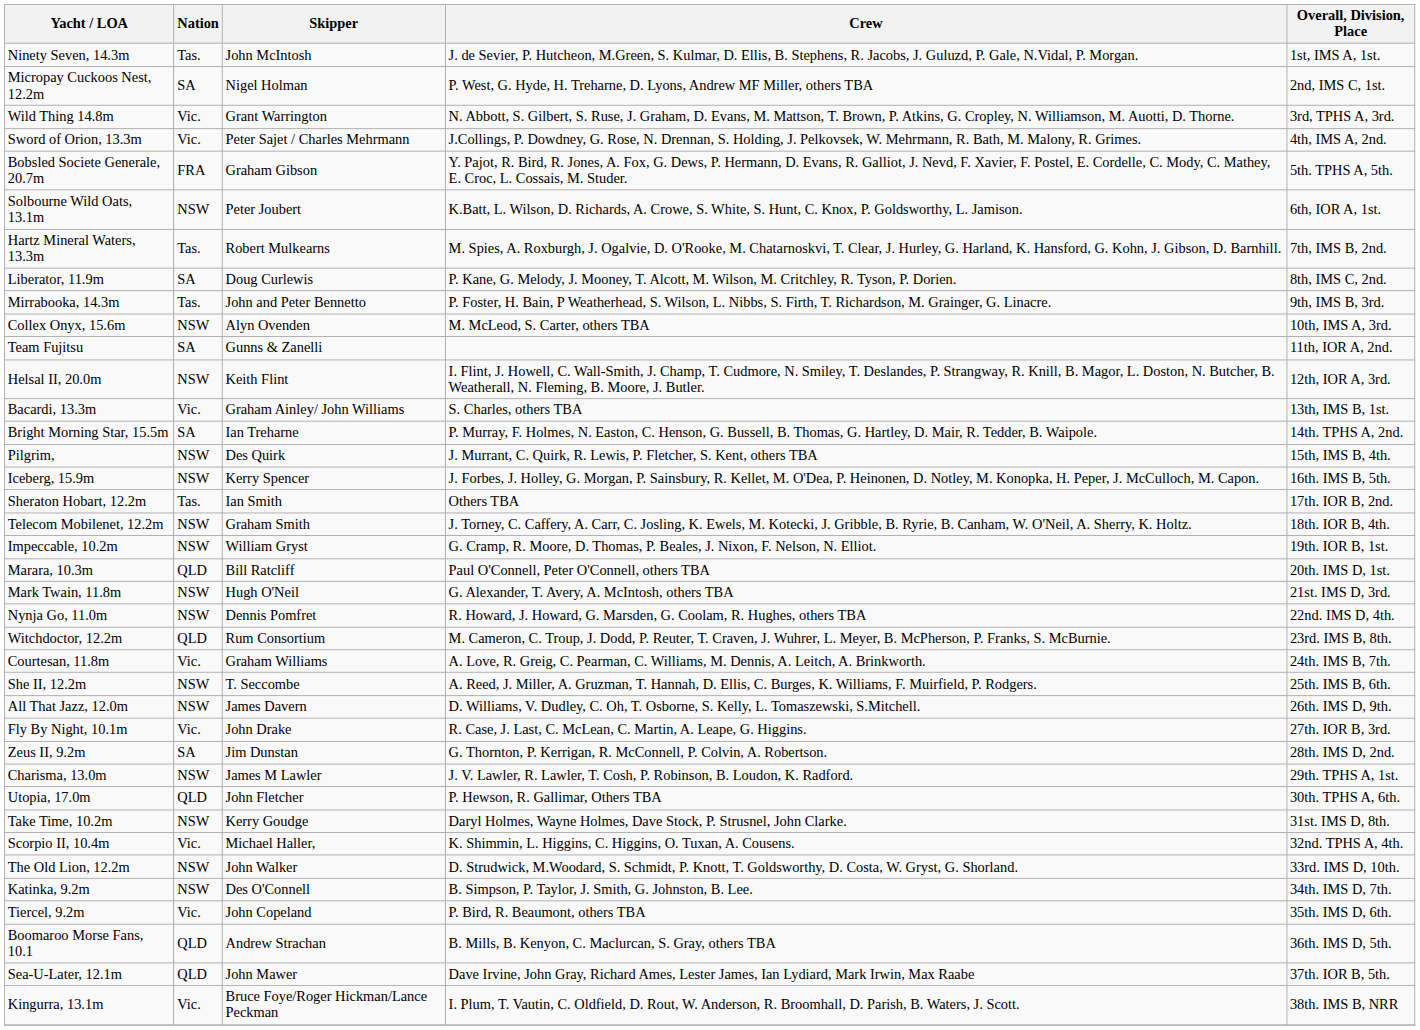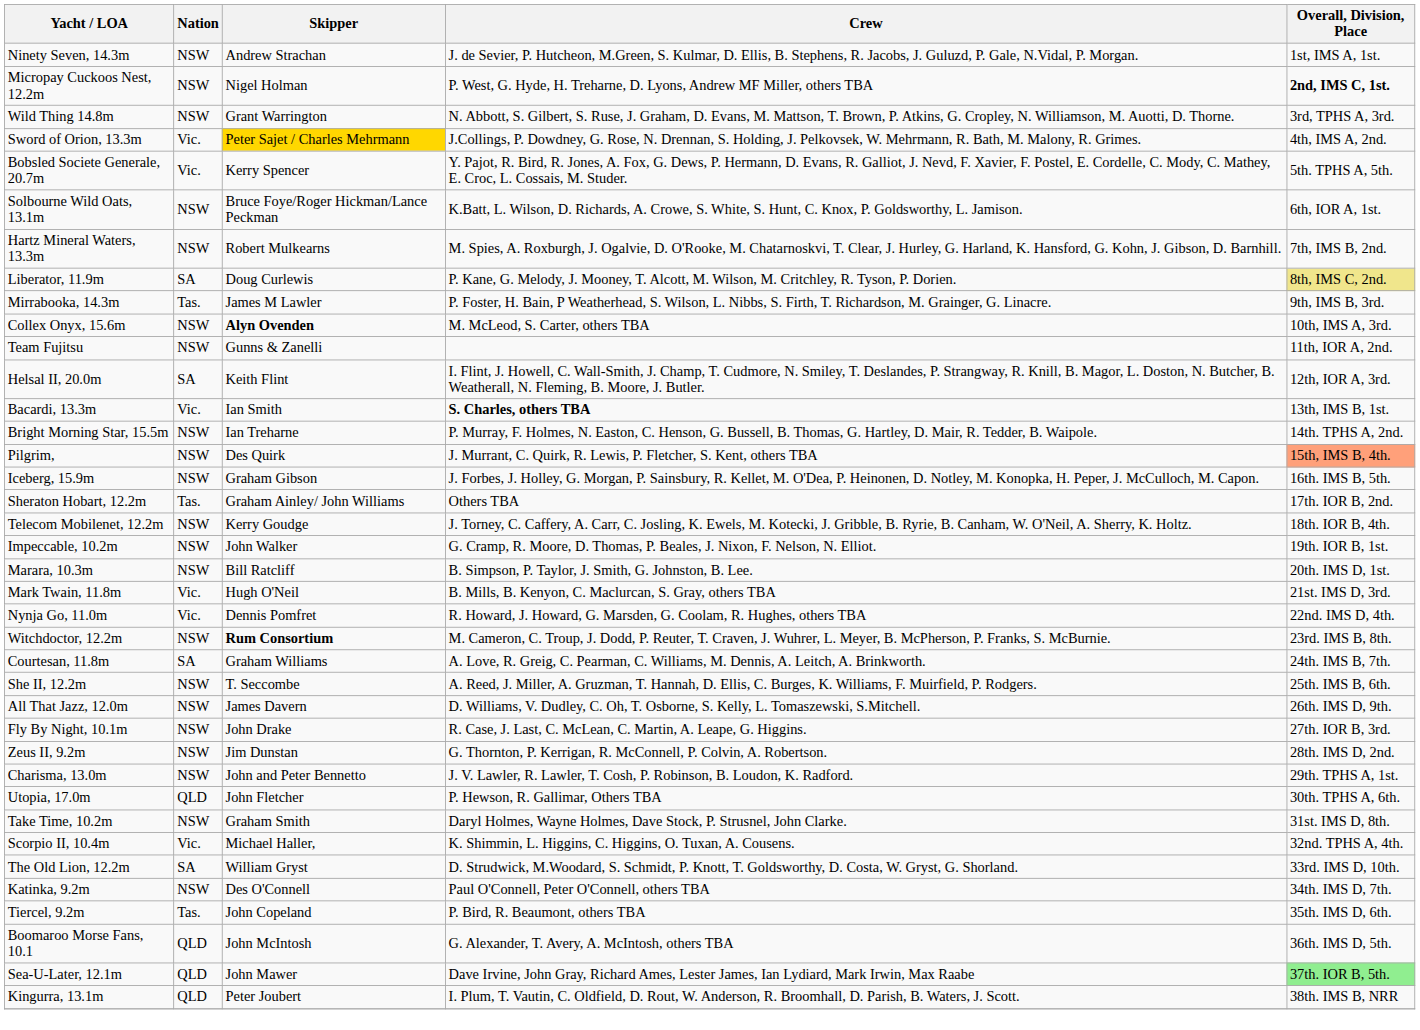(189, 54) Tas. -> (193, 54) NSW
(269, 54) John McIntosh -> (276, 54) Andrew Strachan
(186, 85) SA -> (193, 85) NSW
(1338, 85) normal -> (1340, 85) bold
(189, 116) Vic. -> (193, 116) NSW
(318, 139) no background -> (318, 139) gold background
(191, 170) FRA -> (189, 170) Vic.
(271, 170) Graham Gibson -> (267, 170) Kerry Spencer
(263, 209) Peter Joubert -> (326, 209) Bruce Foye/Roger Hickman/Lance Peckman
(189, 248) Tas. -> (193, 248) NSW
(1338, 279) no background -> (1338, 279) khaki background
(296, 302) John and Peter Bennetto -> (274, 302) James M Lawler
(268, 325) normal -> (270, 325) bold
(186, 348) SA -> (193, 348) NSW
(193, 379) NSW -> (186, 379) SA
(315, 410) Graham Ainley/ John Williams -> (254, 410) Ian Smith
(515, 410) normal -> (519, 410) bold
(186, 432) SA -> (193, 432) NSW
(1340, 455) no background -> (1340, 455) lightsalmon background
(267, 478) Kerry Spencer -> (271, 478) Graham Gibson
(254, 501) Ian Smith -> (315, 501) Graham Ainley/ John Williams
(268, 524) Graham Smith -> (267, 524) Kerry Goudge
(267, 547) William Gryst -> (261, 547) John Walker
(192, 569) QLD -> (193, 569) NSW
(579, 569) Paul O'Connell, Peter O'Connell, others TBA -> (601, 569) B. Simpson, P. Taylor, J. Smith, G. Johnston, B. Lee.
(193, 592) NSW -> (189, 592) Vic.
(591, 592) G. Alexander, T. Avery, A. McIntosh, others TBA -> (612, 592) B. Mills, B. Kenyon, C. Maclurcan, S. Gray, others TBA
(193, 615) NSW -> (189, 615) Vic.
(192, 638) QLD -> (193, 638) NSW
(275, 638) normal -> (279, 638) bold
(189, 661) Vic. -> (186, 661) SA
(189, 729) Vic. -> (193, 729) NSW
(186, 752) SA -> (193, 752) NSW
(274, 775) James M Lawler -> (296, 775) John and Peter Bennetto
(267, 821) Kerry Goudge -> (268, 821) Graham Smith
(193, 866) NSW -> (186, 866) SA
(261, 866) John Walker -> (267, 866) William Gryst
(601, 889) B. Simpson, P. Taylor, J. Smith, G. Johnston, B. Lee. -> (579, 889) Paul O'Connell, Peter O'Connell, others TBA
(189, 912) Vic. -> (189, 912) Tas.
(276, 943) Andrew Strachan -> (269, 943) John McIntosh
(612, 943) B. Mills, B. Kenyon, C. Maclurcan, S. Gray, others TBA -> (591, 943) G. Alexander, T. Avery, A. McIntosh, others TBA
(1340, 974) no background -> (1340, 974) lightgreen background
(189, 1005) Vic. -> (192, 997) QLD
(326, 1005) Bruce Foye/Roger Hickman/Lance Peckman -> (263, 997) Peter Joubert
